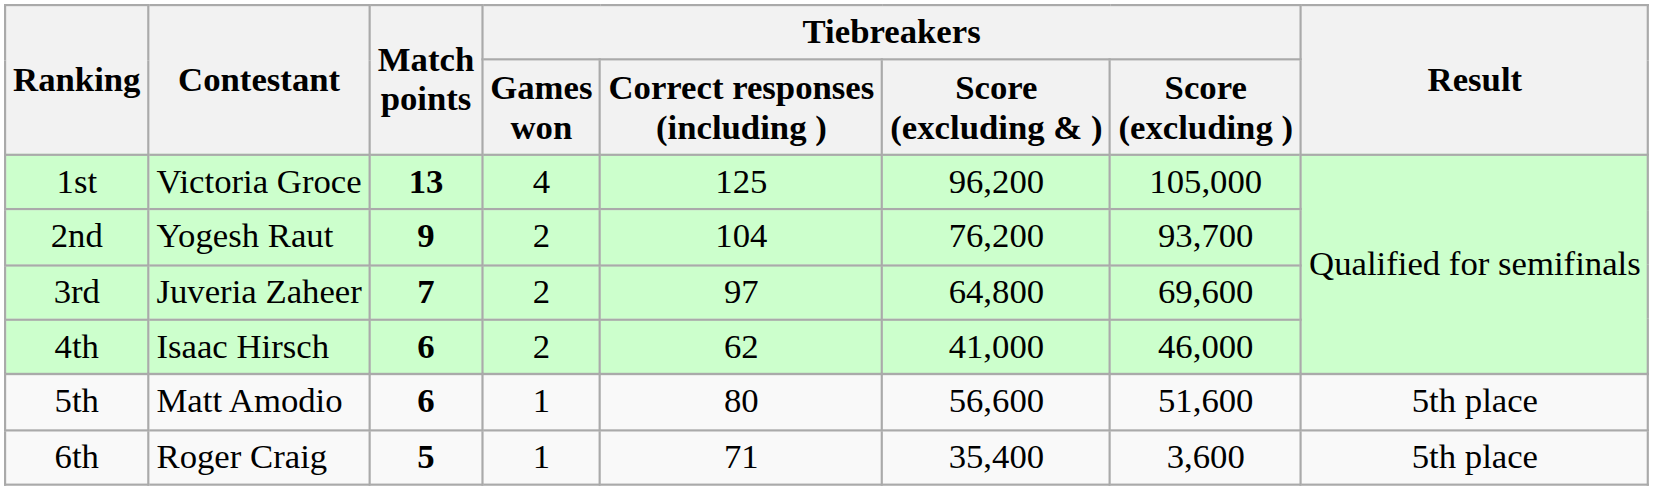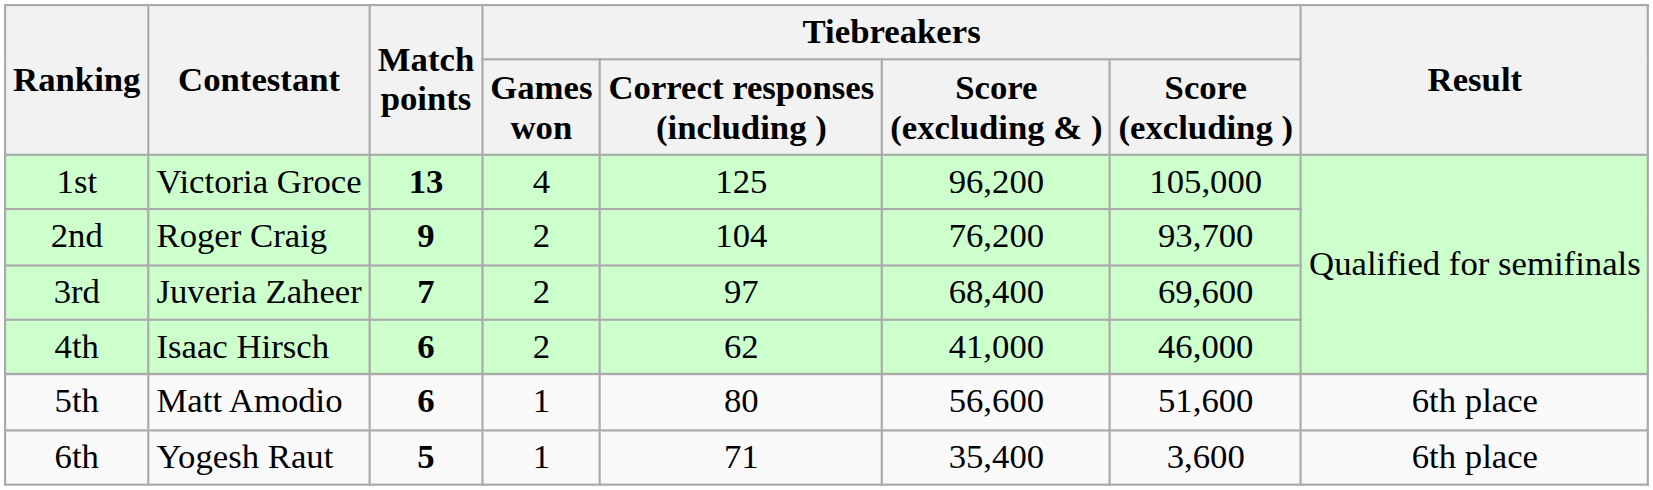(245, 236) Yogesh Raut -> (242, 236) Roger Craig
(996, 291) 64,800 -> (996, 291) 68,400
(1475, 401) 5th place -> (1475, 401) 6th place
(242, 456) Roger Craig -> (245, 456) Yogesh Raut
(1475, 456) 5th place -> (1475, 456) 6th place
